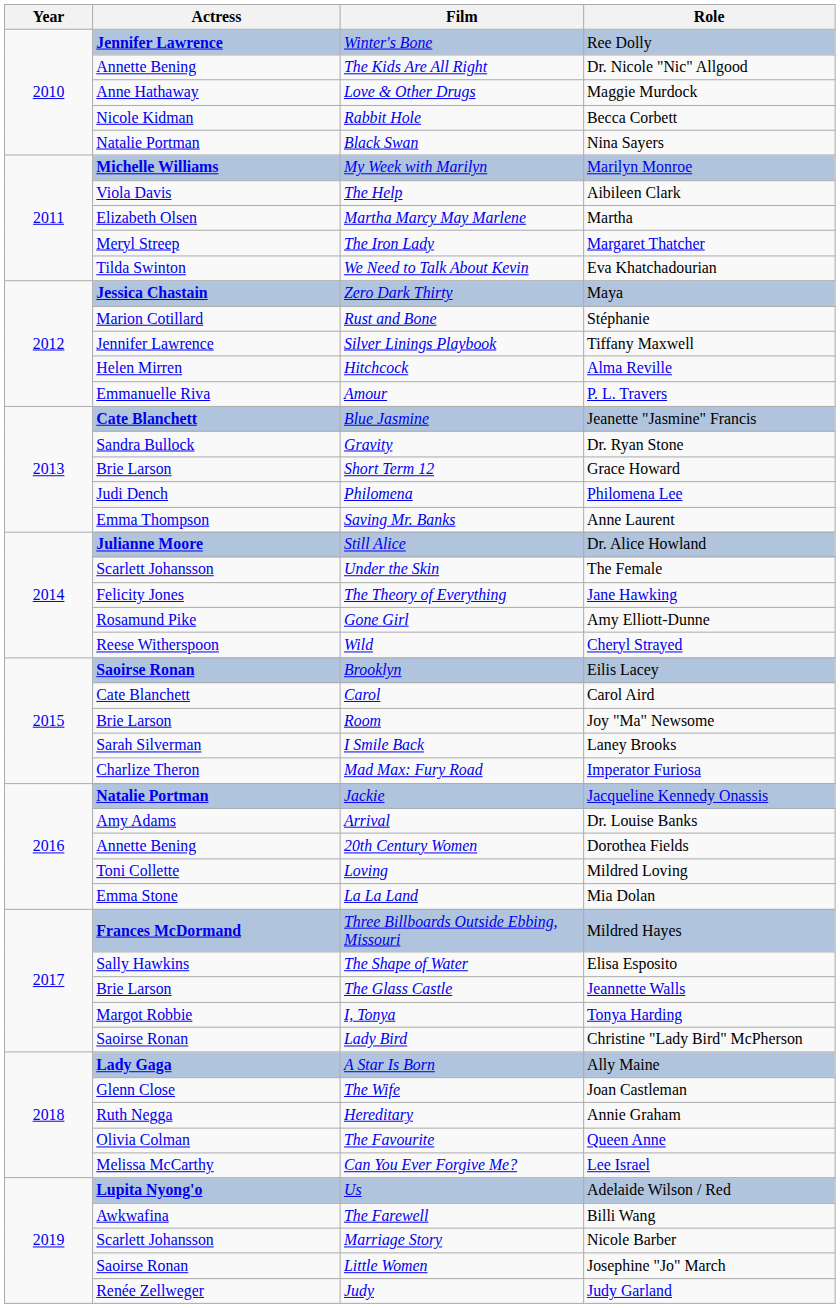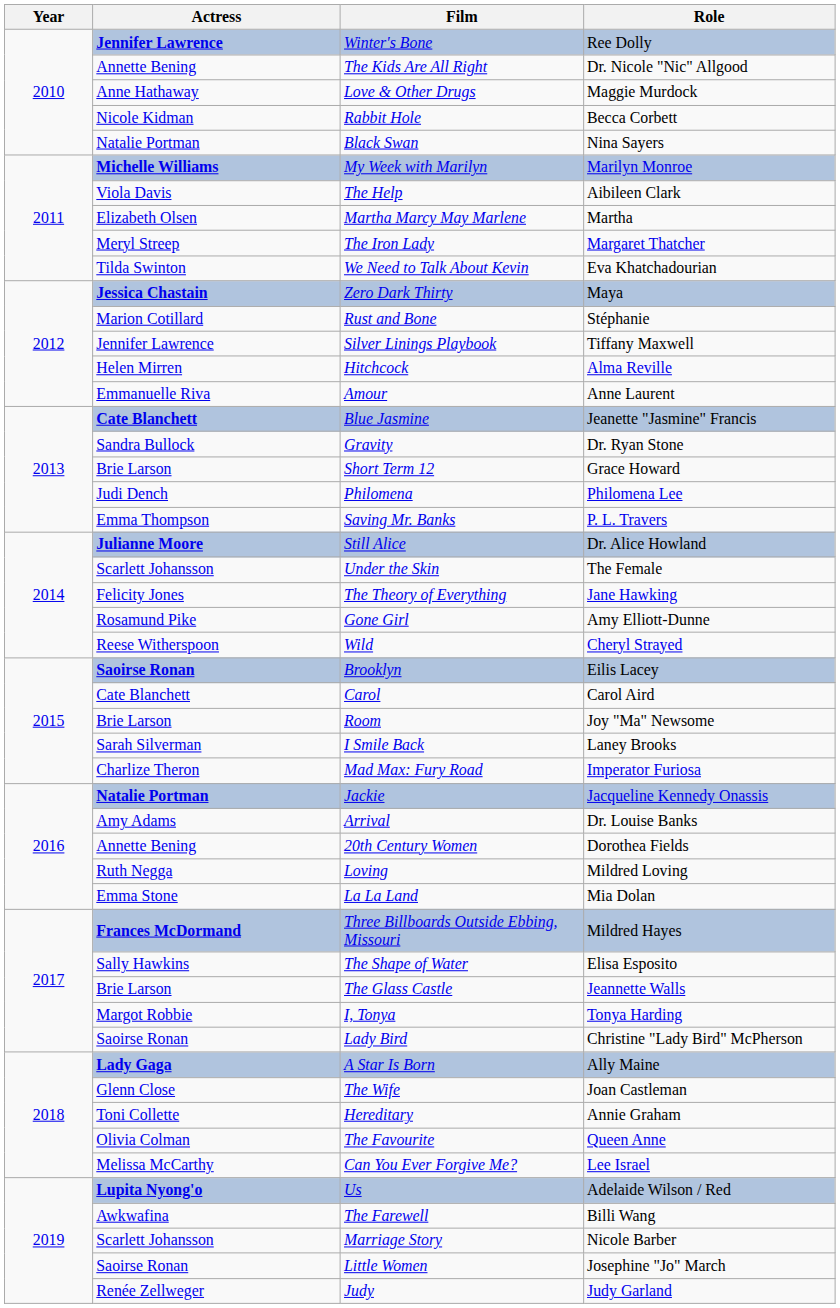(627, 393) P. L. Travers -> (631, 393) Anne Laurent
(631, 519) Anne Laurent -> (627, 519) P. L. Travers
(138, 871) Toni Collette -> (134, 871) Ruth Negga
(134, 1115) Ruth Negga -> (138, 1115) Toni Collette
